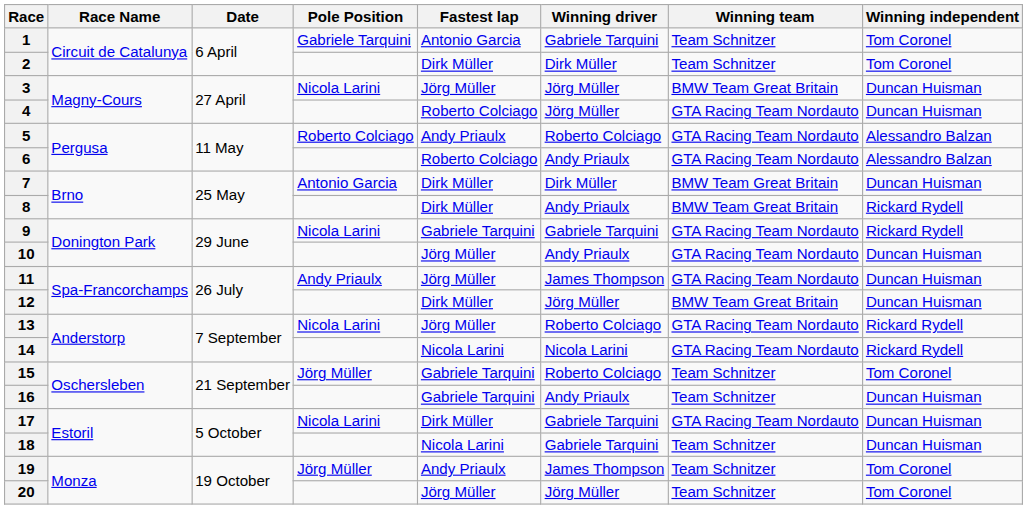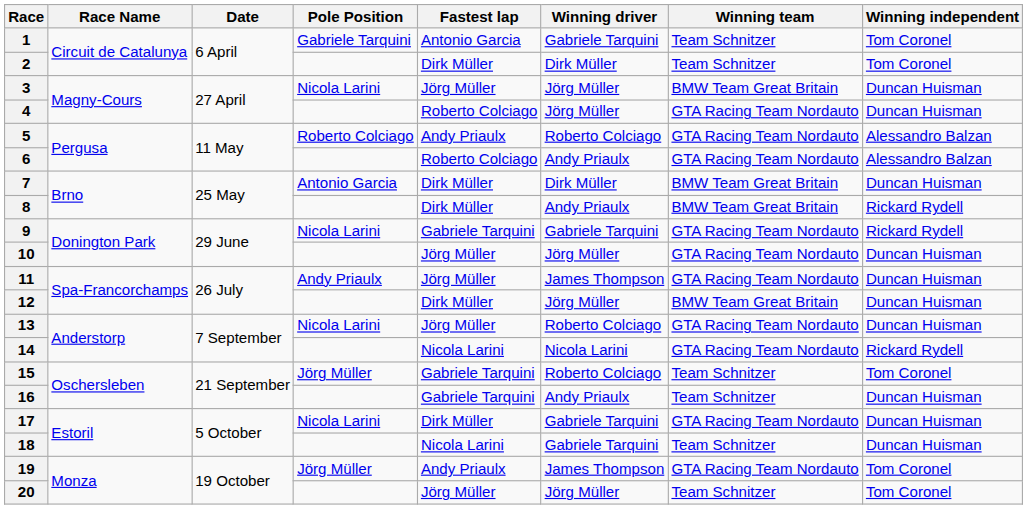(587, 254) Andy Priaulx -> (582, 254) Jörg Müller
(915, 325) Rickard Rydell -> (924, 325) Duncan Huisman
(723, 468) Team Schnitzer -> (765, 468) GTA Racing Team Nordauto
